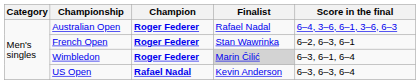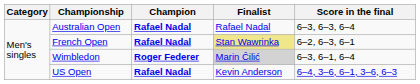(167, 27) Roger Federer -> (163, 27) Rafael Nadal
(347, 27) 6–4, 3–6, 6–1, 3–6, 6–3 -> (326, 27) 6–3, 6–3, 6–4
(167, 42) Roger Federer -> (163, 42) Rafael Nadal
(247, 42) no background -> (247, 42) khaki background
(326, 72) 6–3, 6–3, 6–4 -> (347, 72) 6–4, 3–6, 6–1, 3–6, 6–3
